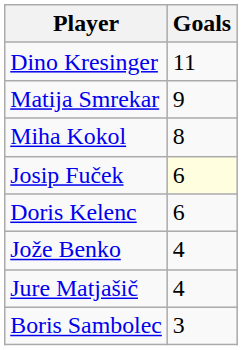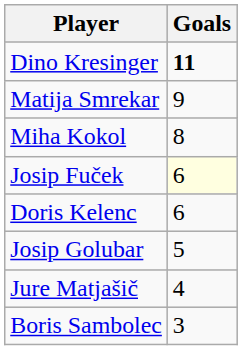(184, 61) normal -> (184, 61) bold
+ row: (77, 250)
- row: (66, 250)
